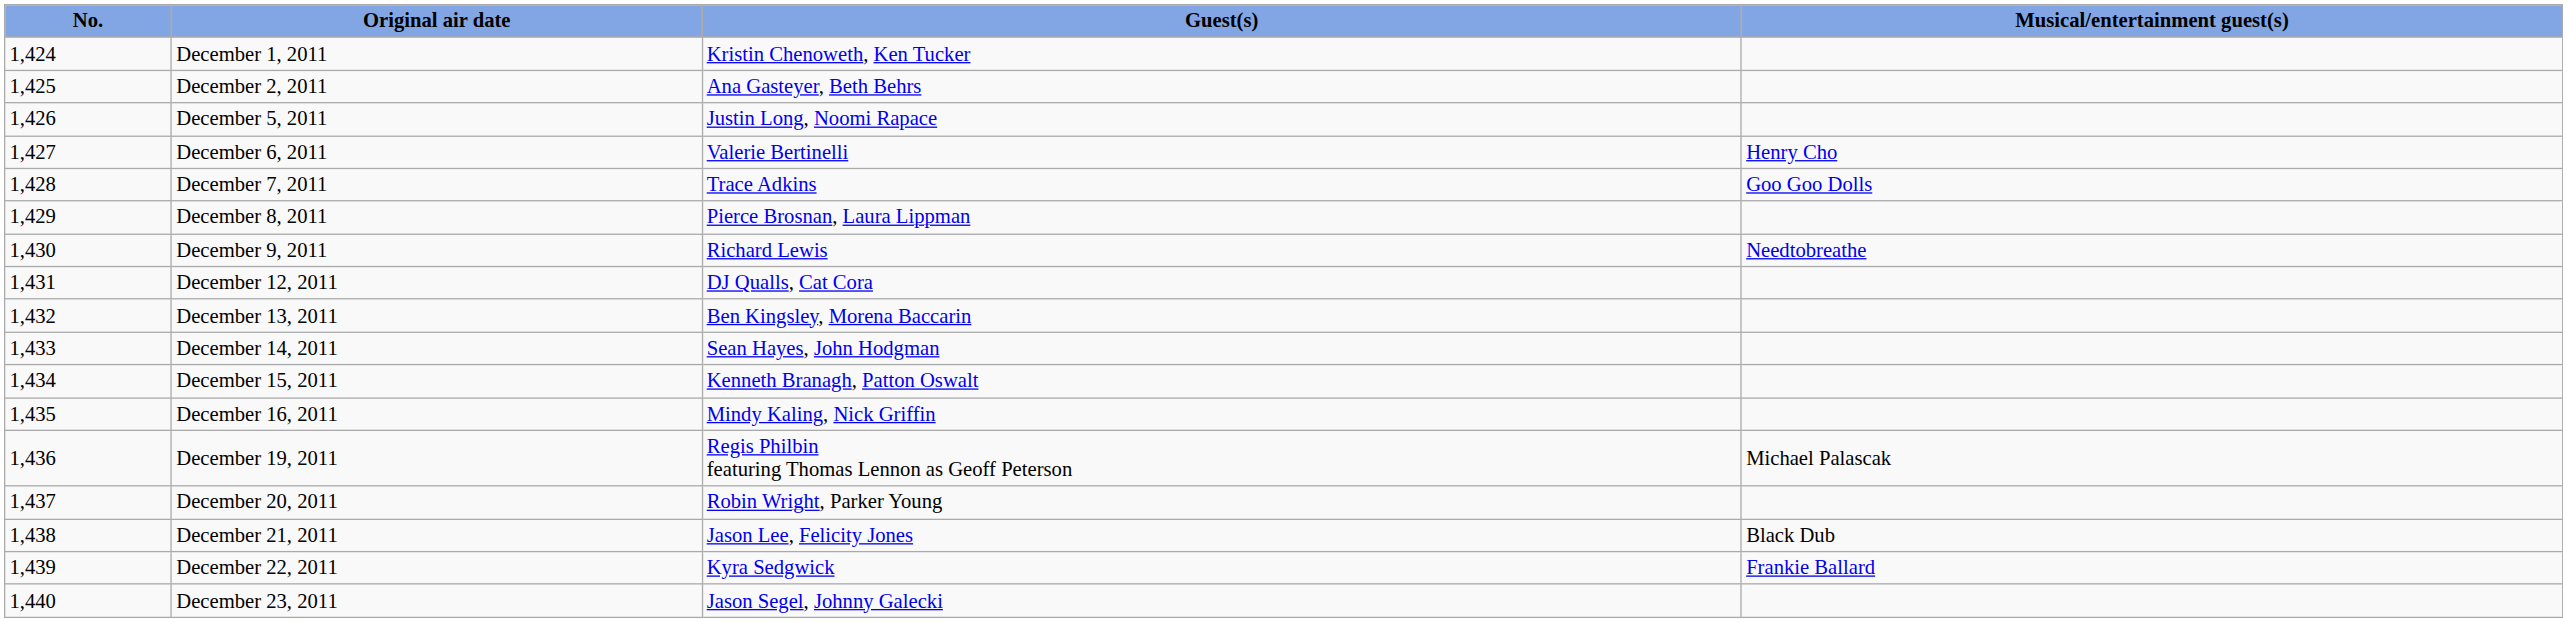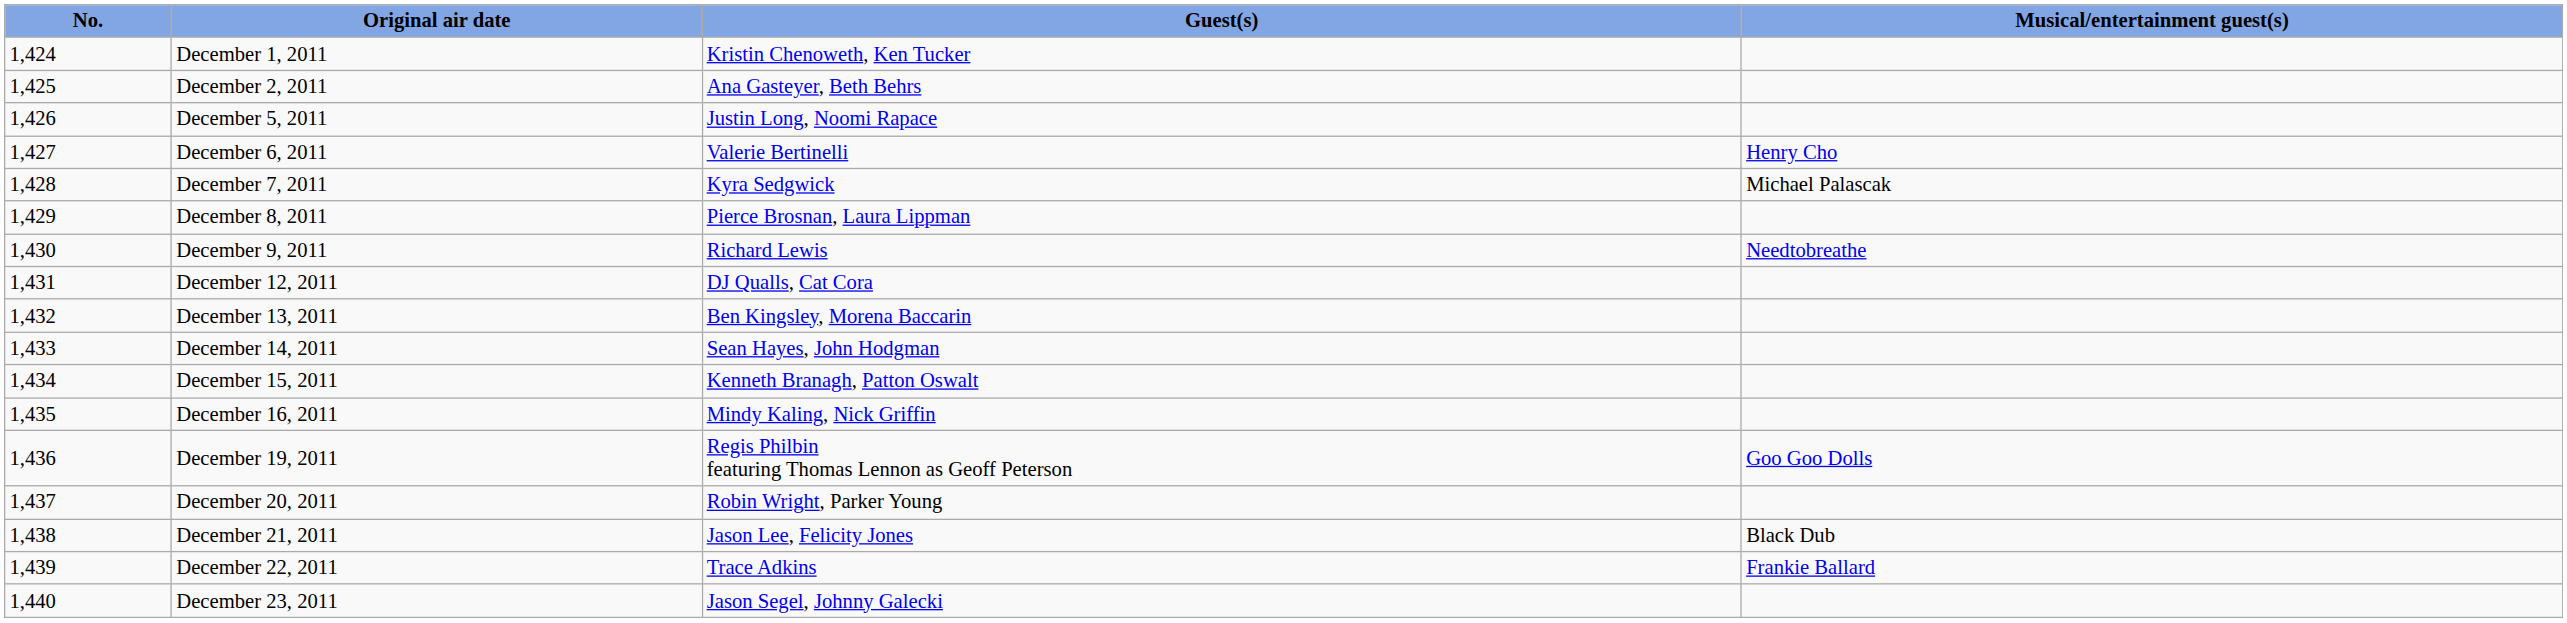(762, 184) Trace Adkins -> (771, 184) Kyra Sedgwick
(1809, 184) Goo Goo Dolls -> (1819, 184) Michael Palascak
(1819, 458) Michael Palascak -> (1809, 458) Goo Goo Dolls
(771, 567) Kyra Sedgwick -> (762, 567) Trace Adkins
